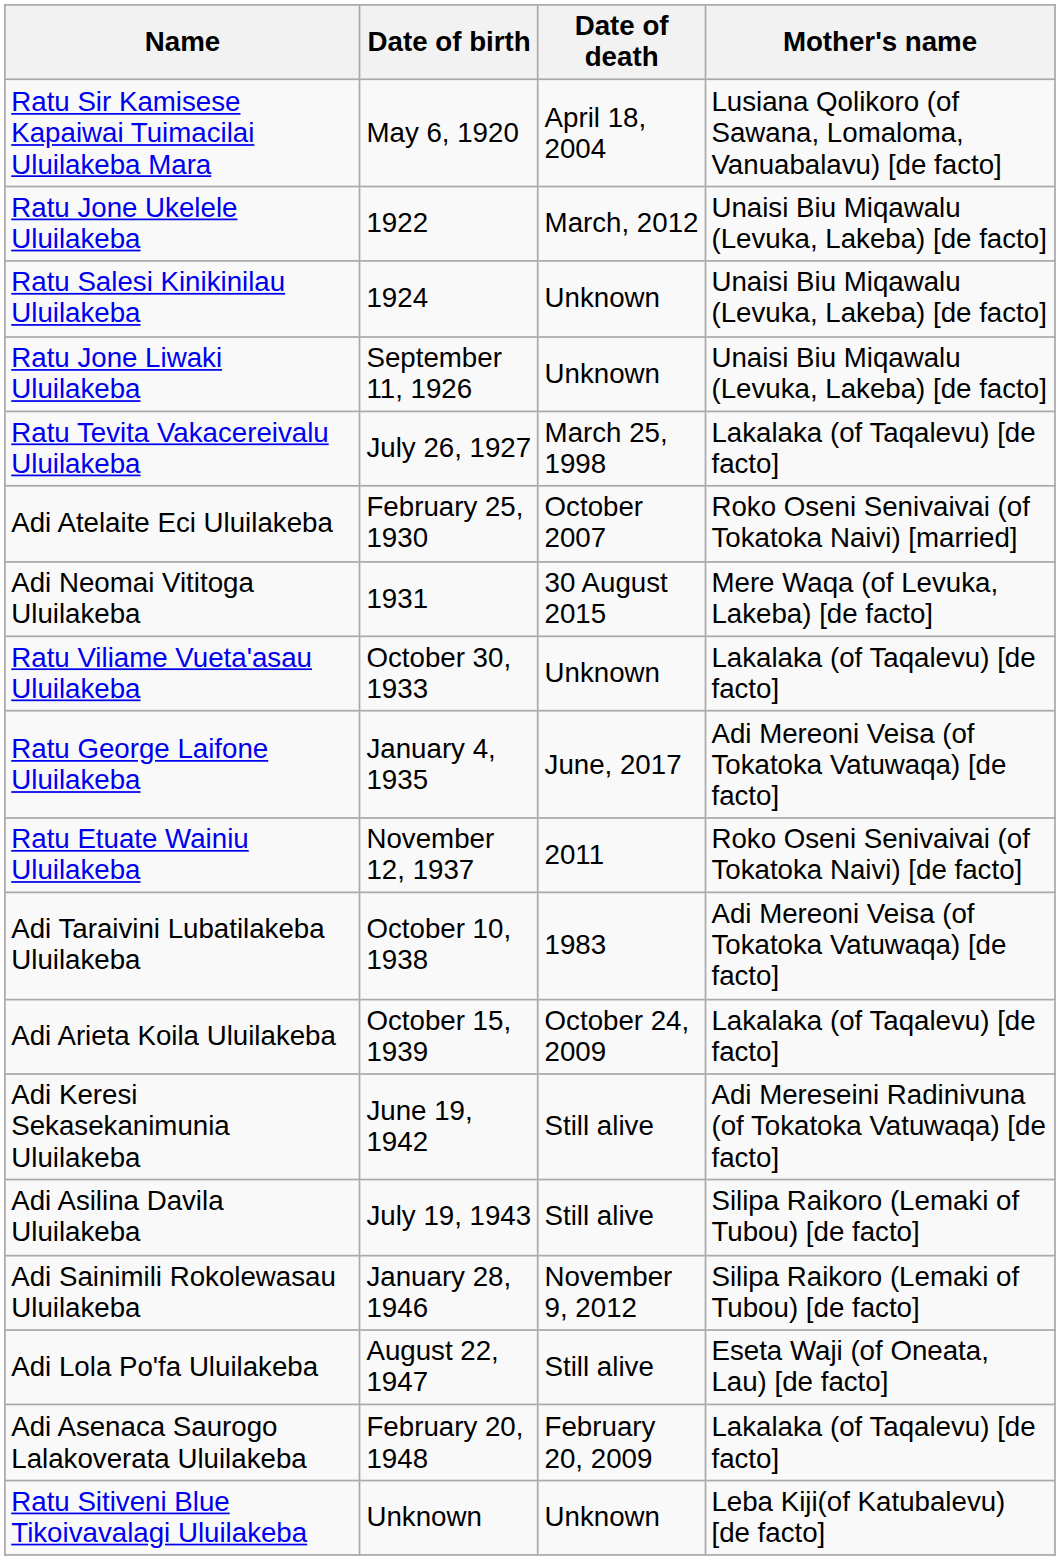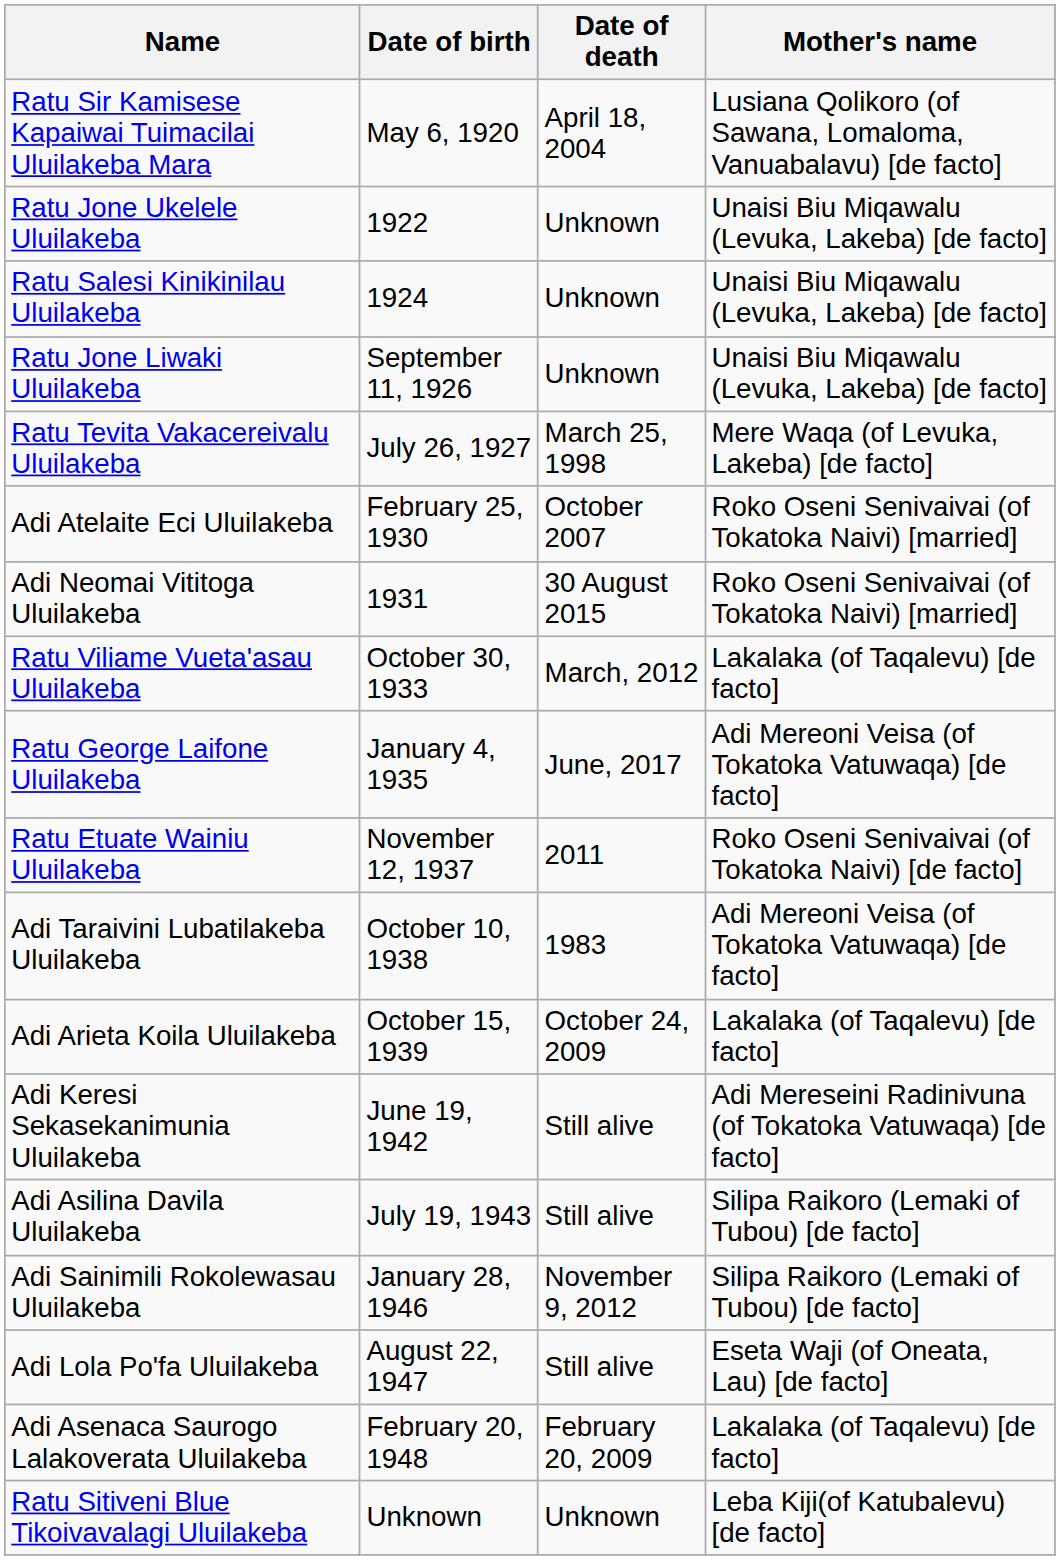(622, 223) March, 2012 -> (602, 223) Unknown
(874, 448) Lakalaka (of Taqalevu) [de facto] -> (855, 448) Mere Waqa (of Levuka, Lakeba) [de facto]
(855, 598) Mere Waqa (of Levuka, Lakeba) [de facto] -> (871, 598) Roko Oseni Senivaivai (of Tokatoka Naivi) [married]
(602, 673) Unknown -> (622, 673) March, 2012
